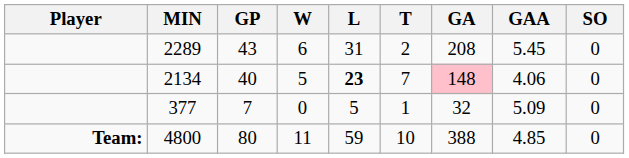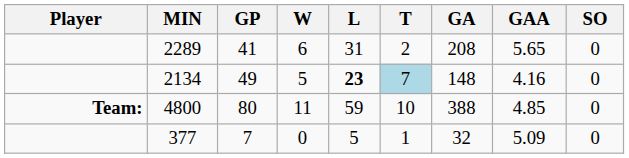(247, 49) 43 -> (247, 49) 41
(529, 49) 5.45 -> (529, 49) 5.65
(247, 78) 40 -> (247, 78) 49
(405, 78) no background -> (405, 78) lightblue background
(462, 78) pink background -> (462, 78) no background
(529, 78) 4.06 -> (529, 78) 4.16
rows swapped: (182, 108) <-> (182, 138)
